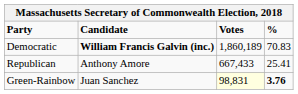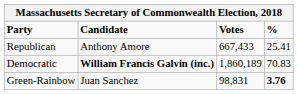rows swapped: (32, 47) <-> (31, 64)
(234, 81) lightyellow background -> (234, 81) no background
